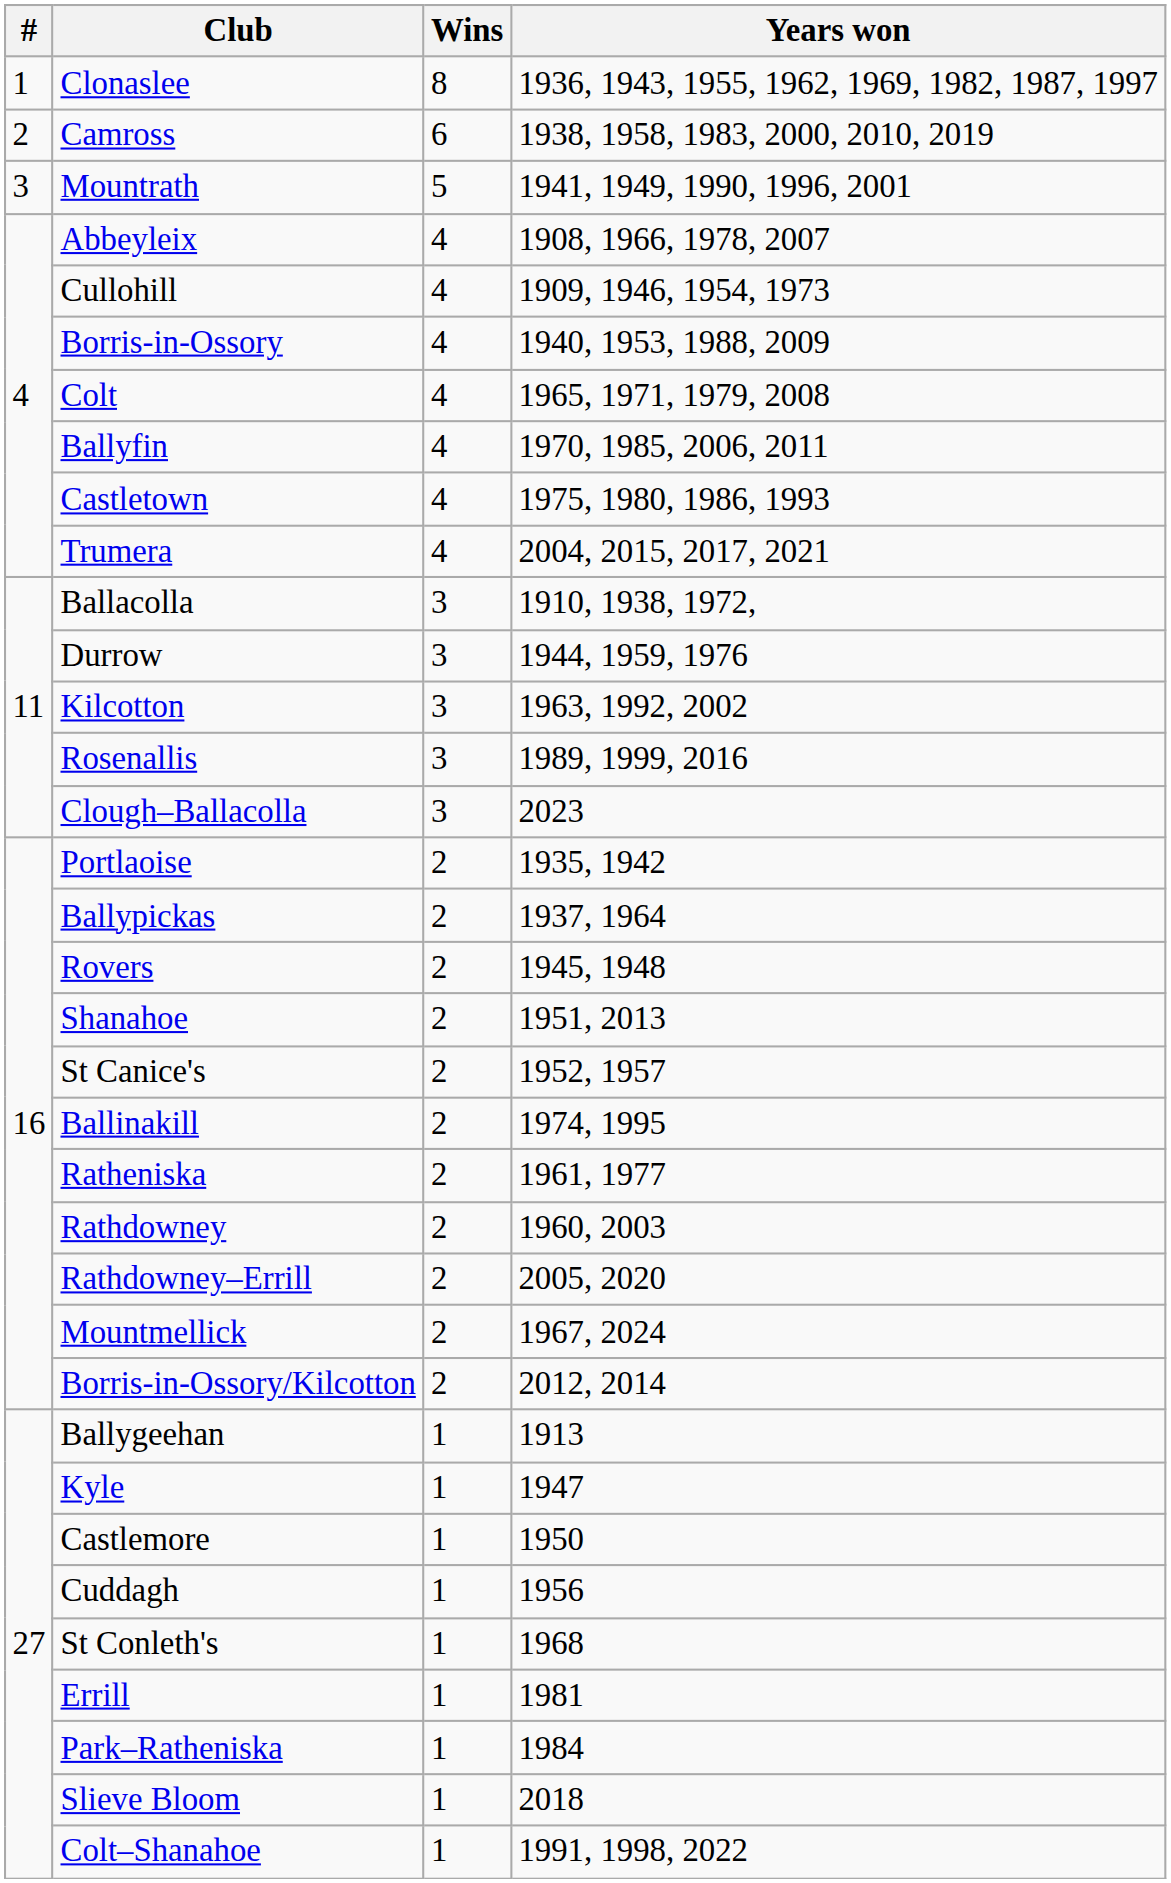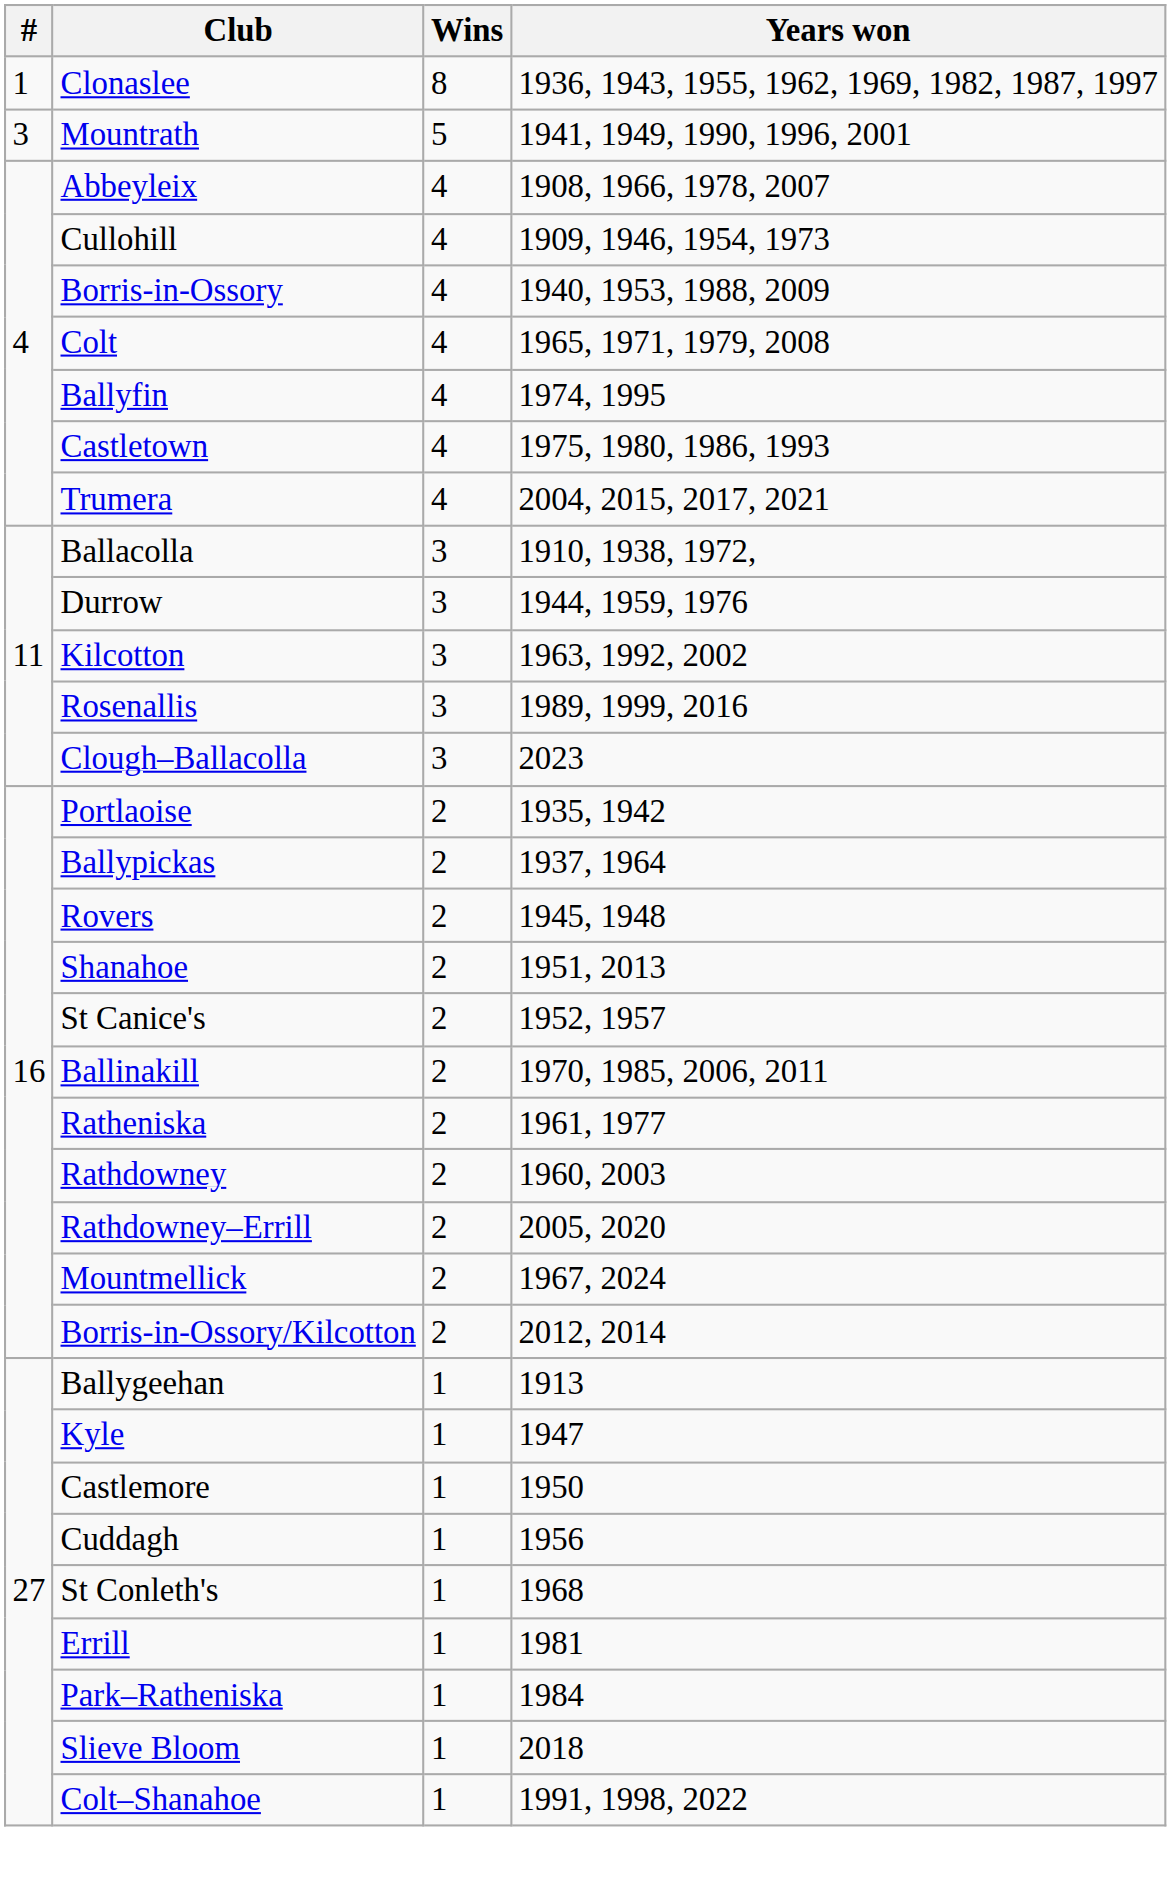- row: (118, 134)
(674, 446) 1970, 1985, 2006, 2011 -> (592, 394) 1974, 1995
(592, 1122) 1974, 1995 -> (674, 1070) 1970, 1985, 2006, 2011
